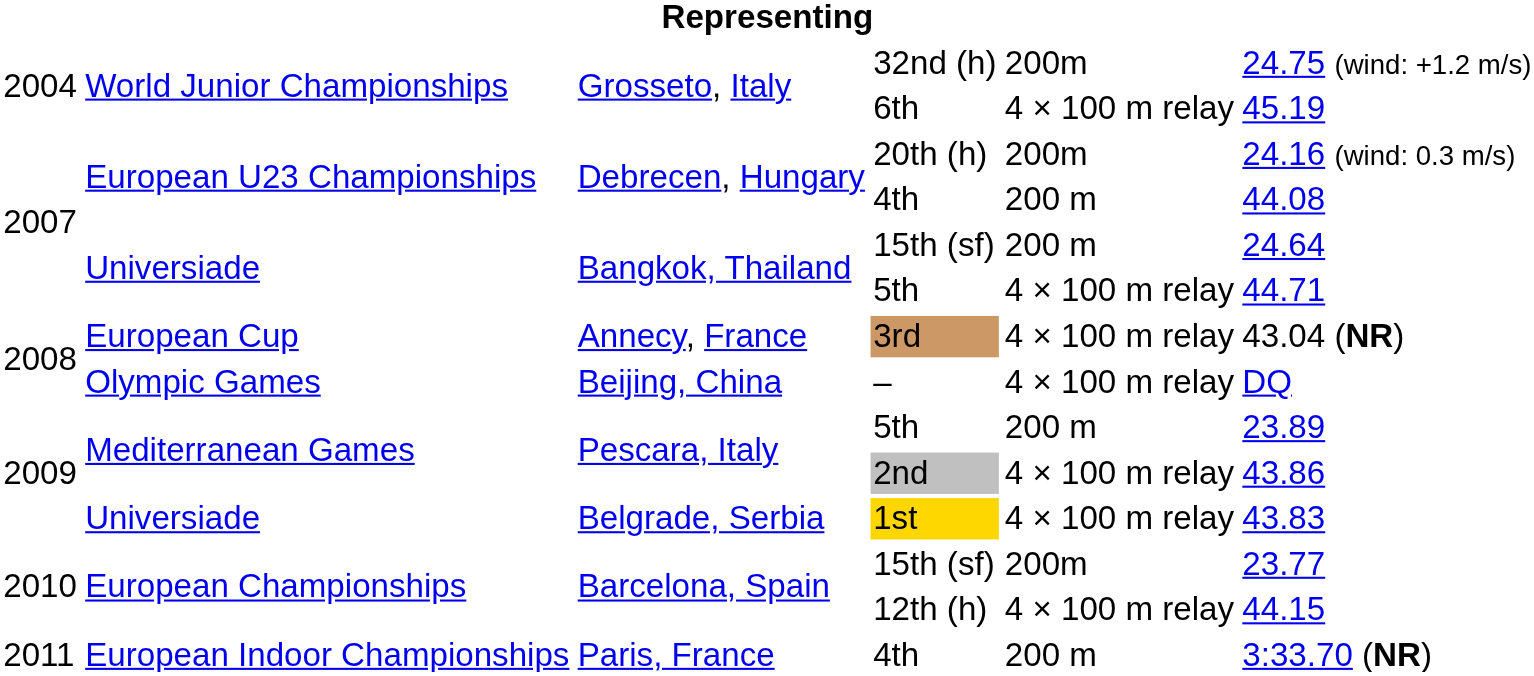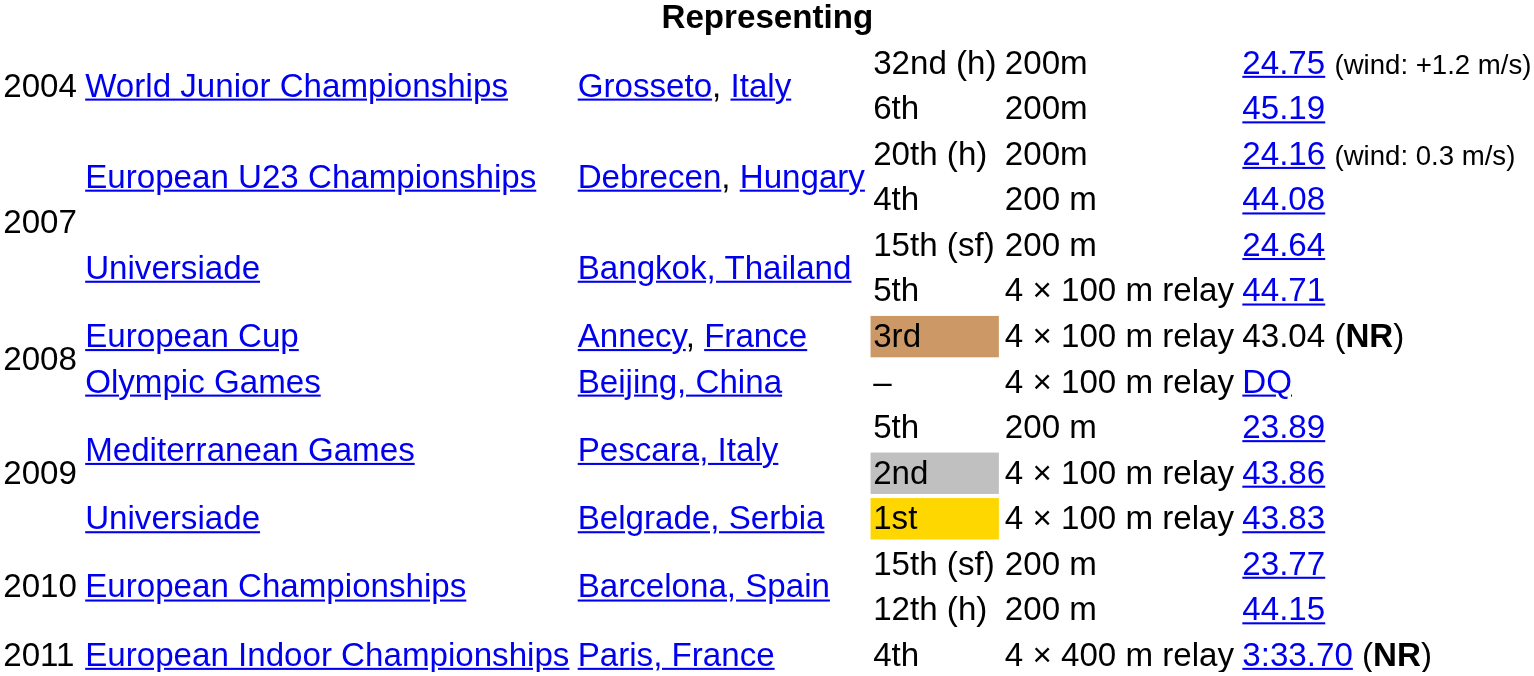(1119, 108) 4 × 100 m relay -> (1046, 108) 200m
(1046, 563) 200m -> (1051, 563) 200 m
(1119, 609) 4 × 100 m relay -> (1051, 609) 200 m
(1051, 654) 200 m -> (1119, 654) 4 × 400 m relay
